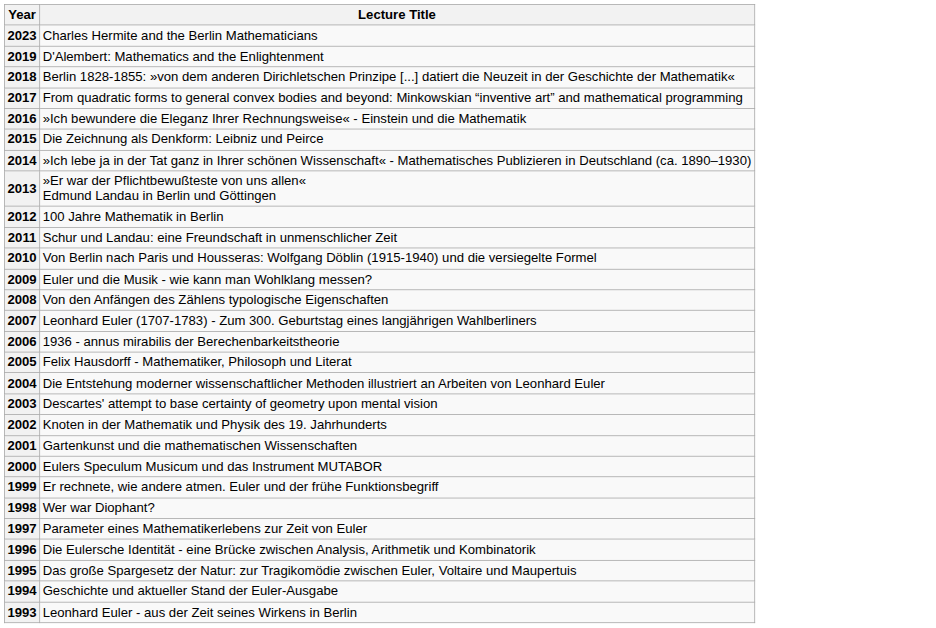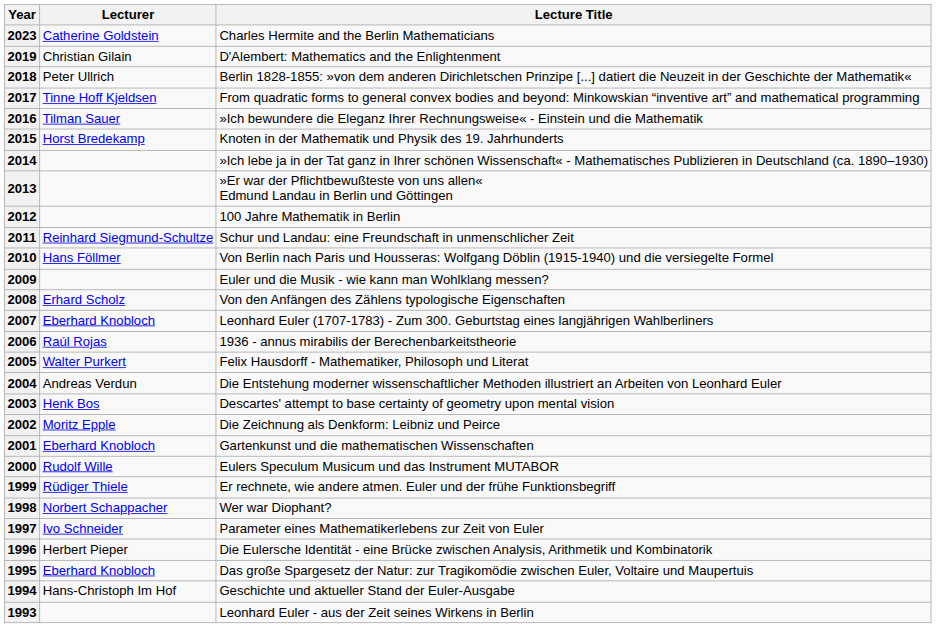+ column: (128, 14)
(183, 139) Die Zeichnung als Denkform: Leibniz und Peirce -> (391, 139) Knoten in der Mathematik und Physik des 19. Jahrhunderts
(215, 425) Knoten in der Mathematik und Physik des 19. Jahrhunderts -> (360, 425) Die Zeichnung als Denkform: Leibniz und Peirce
